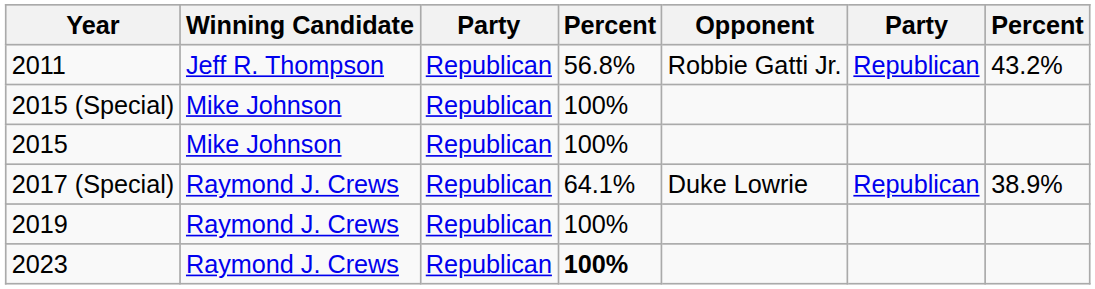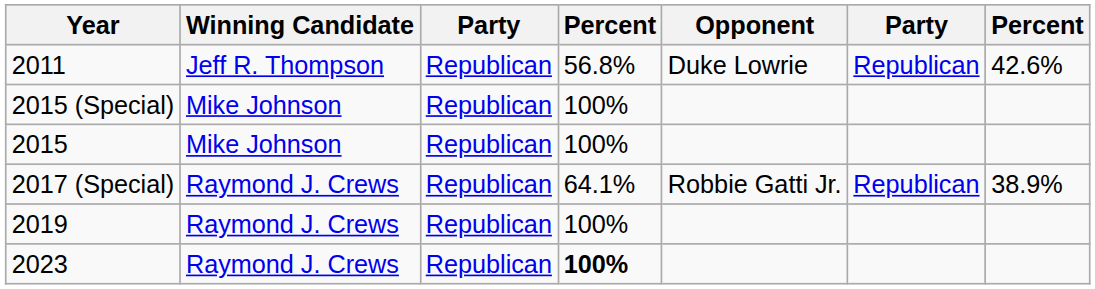(755, 65) Robbie Gatti Jr. -> (738, 65) Duke Lowrie
(1027, 65) 43.2% -> (1027, 65) 42.6%
(738, 185) Duke Lowrie -> (755, 185) Robbie Gatti Jr.
